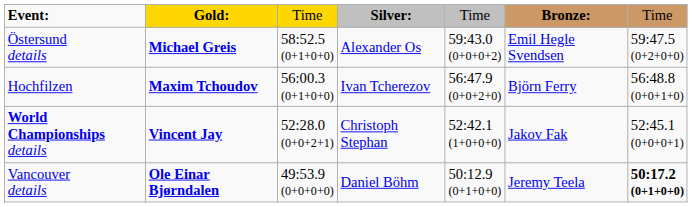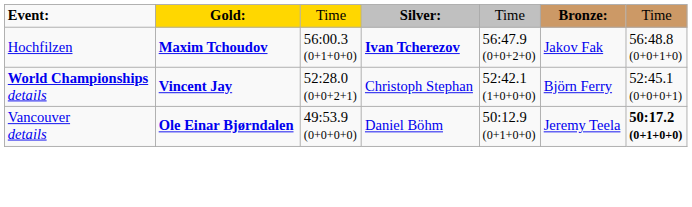- row: (37, 47)
(385, 86) normal -> (412, 47) bold
(542, 86) Björn Ferry -> (573, 47) Jakov Fak
(538, 134) Jakov Fak -> (578, 86) Björn Ferry
